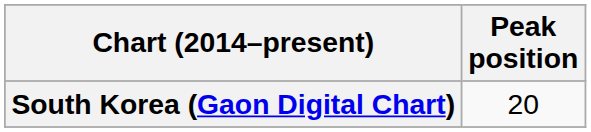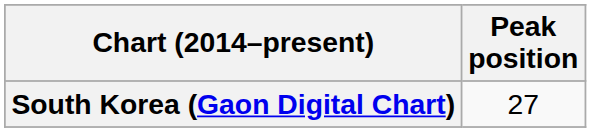(523, 103) 20 -> (523, 103) 27
